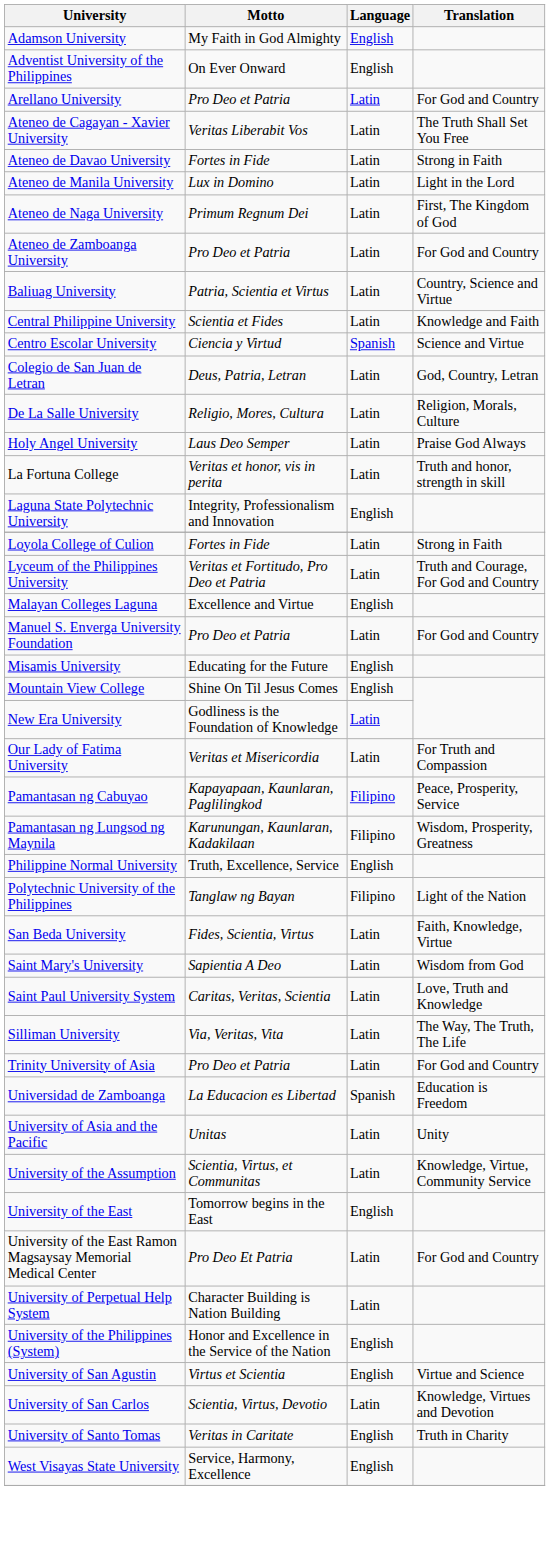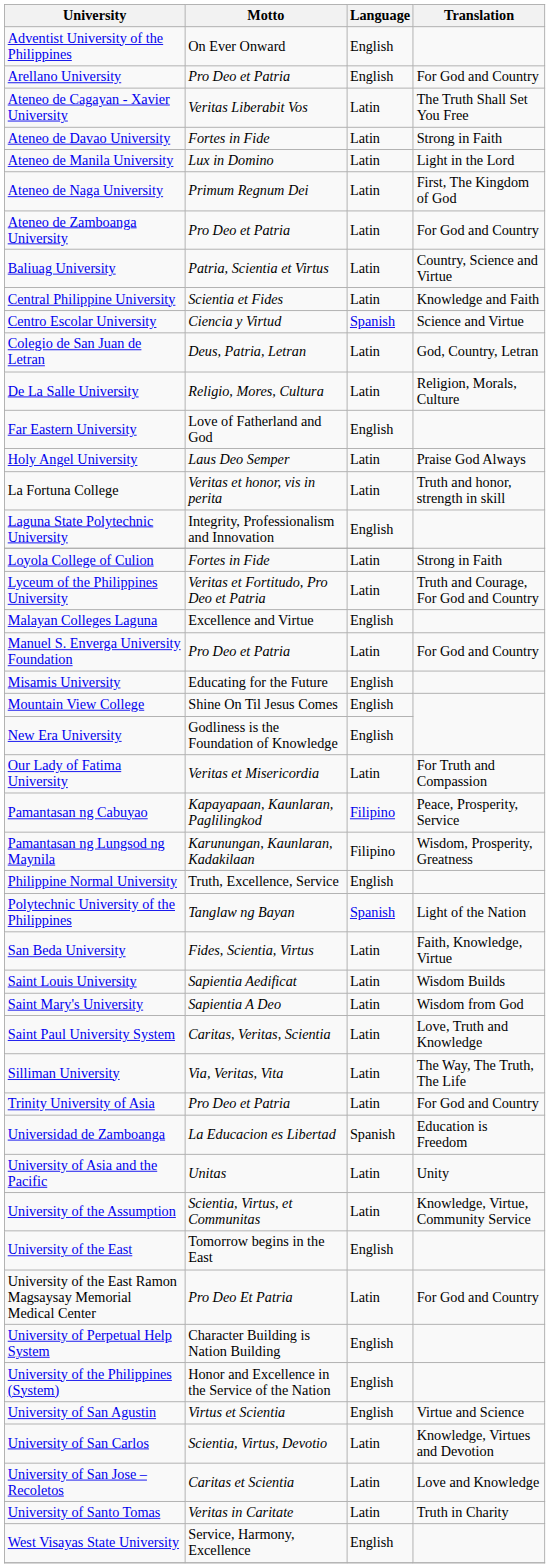- row: (67, 38)
(365, 99) Latin -> (372, 76) English
+ row: (72, 429)
(365, 719) Latin -> (372, 735) English
(372, 896) Filipino -> (372, 912) Spanish
+ row: (72, 981)
(365, 1305) Latin -> (372, 1343) English
+ row: (77, 1482)
(372, 1435) English -> (365, 1512) Latin
